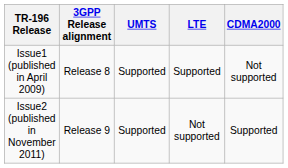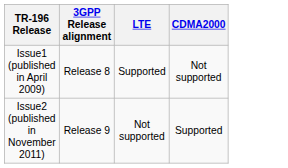- column: (142, 25)
